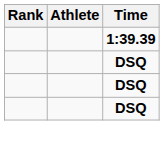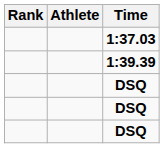+ row: (26, 39)
